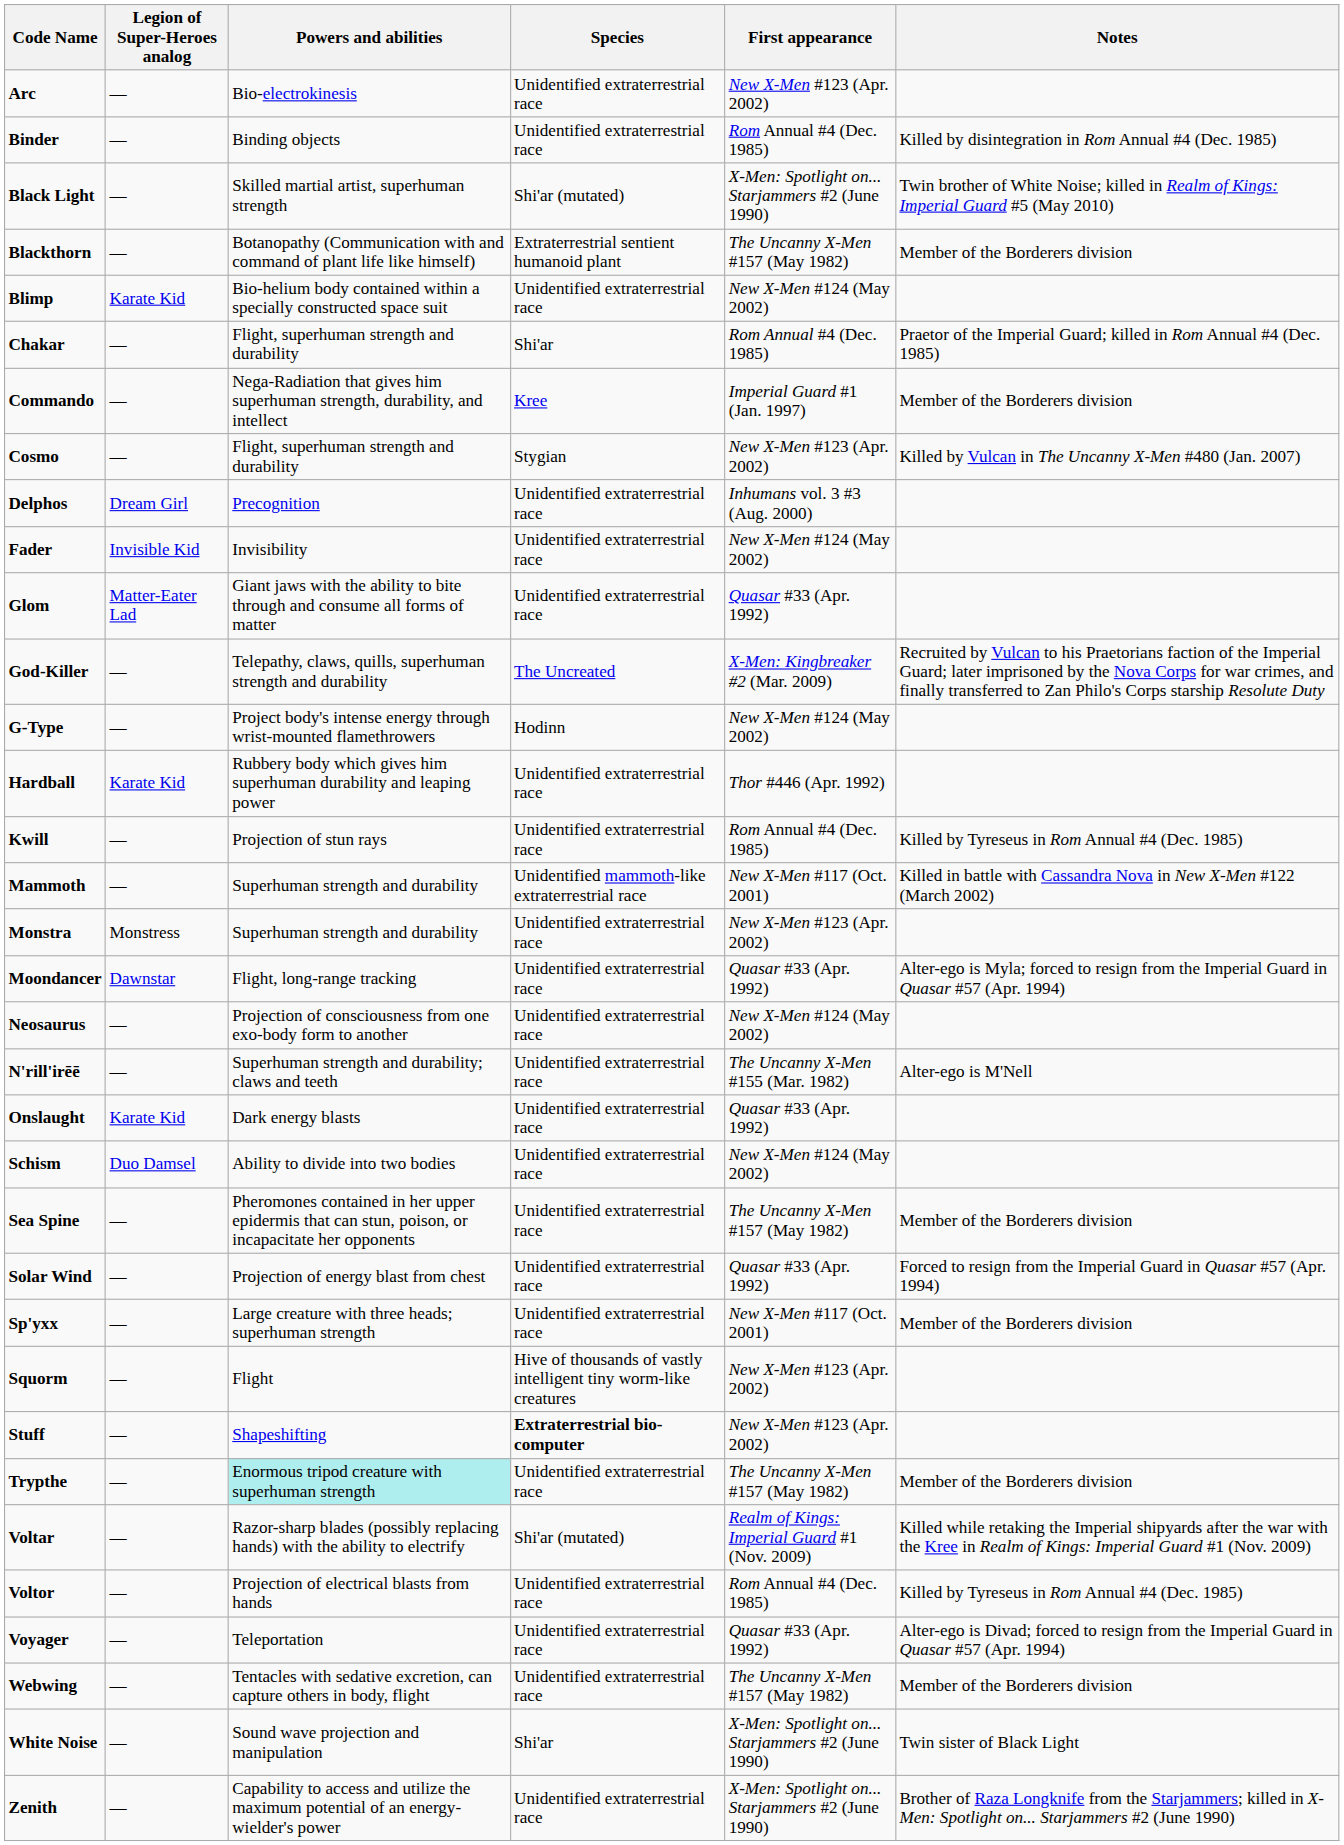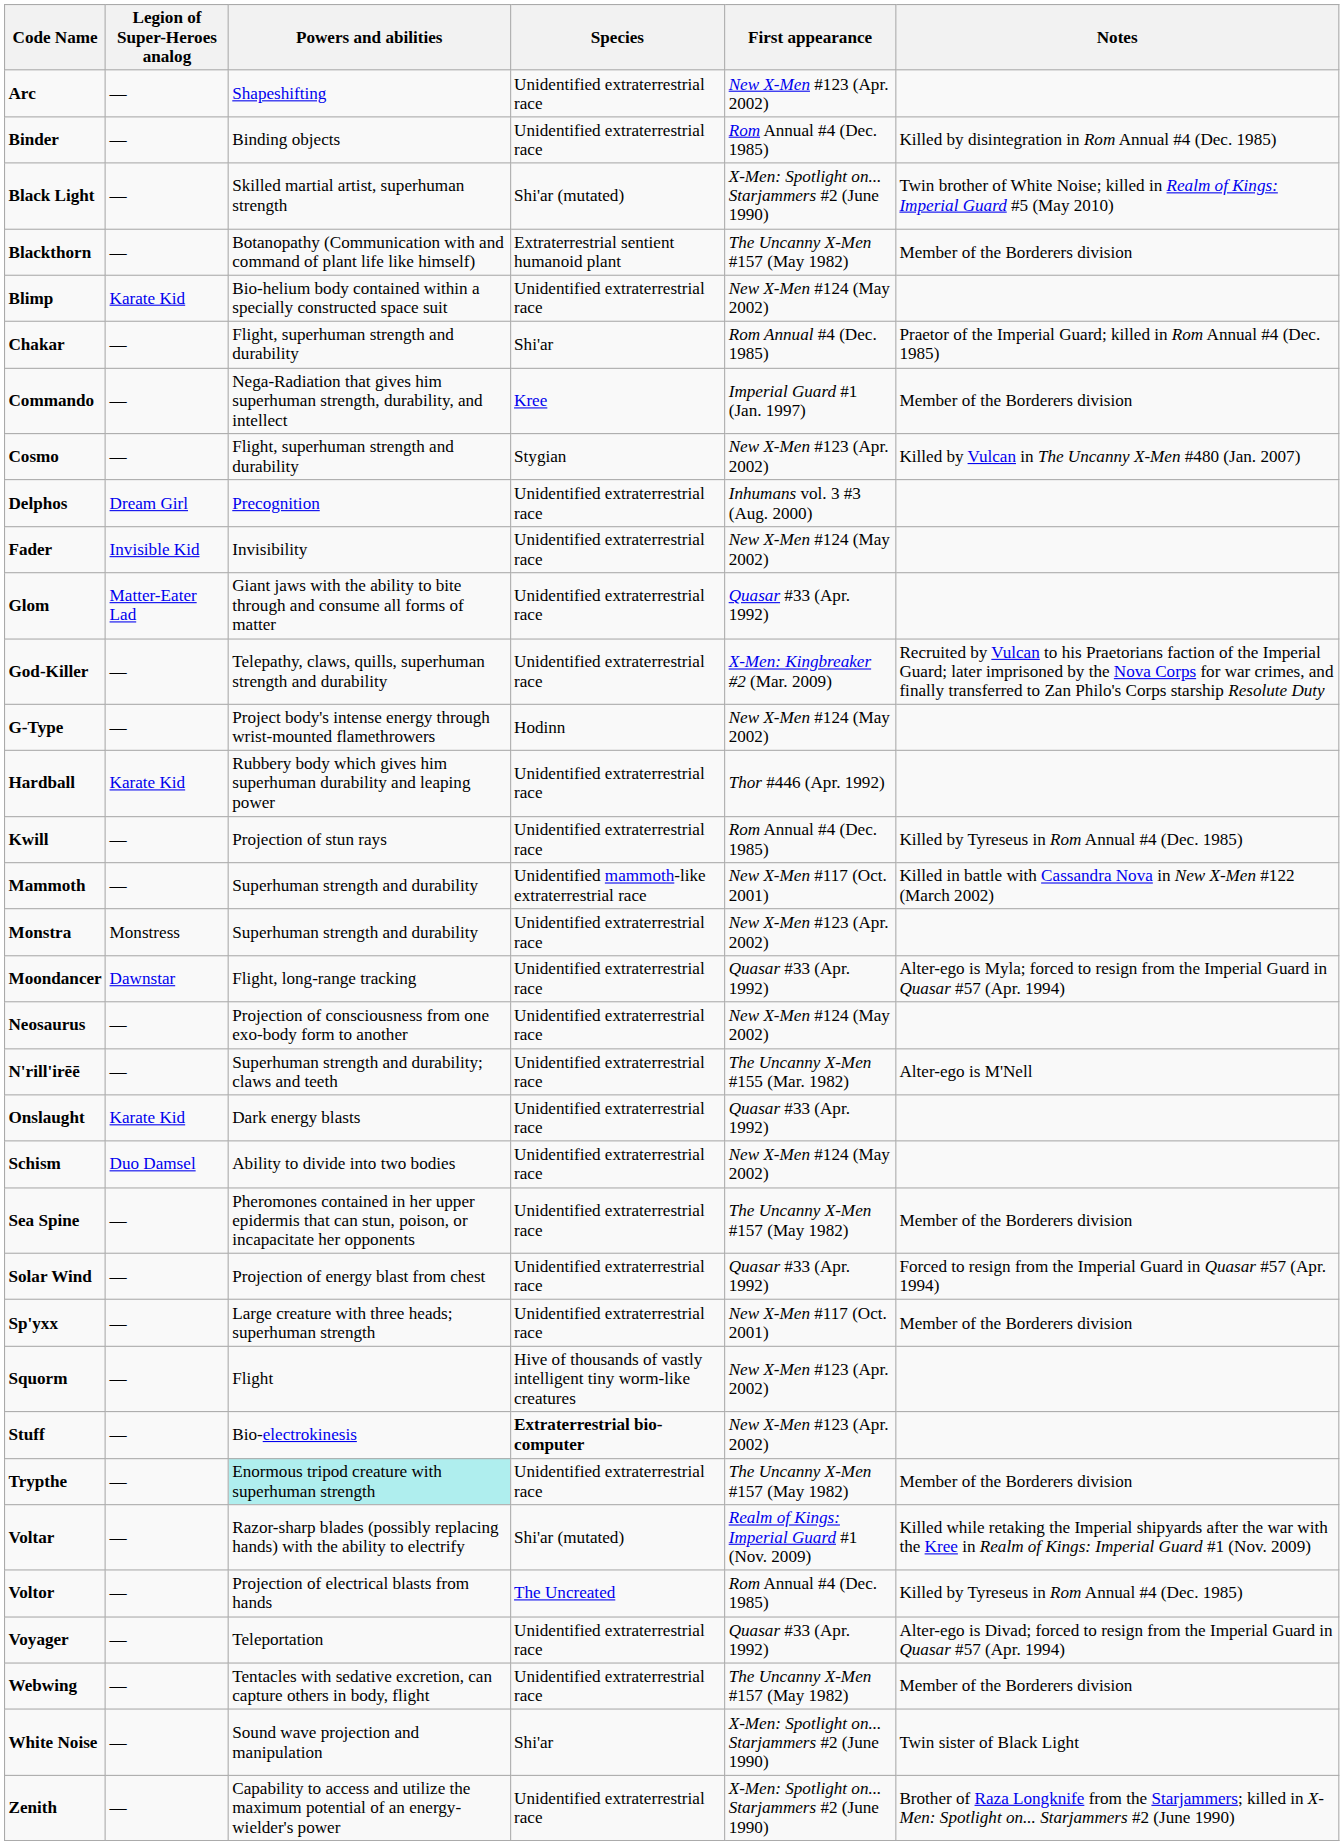(295, 93) Bio-electrokinesis -> (279, 93) Shapeshifting
(565, 671) The Uncreated -> (609, 671) Unidentified extraterrestrial race
(279, 1434) Shapeshifting -> (295, 1434) Bio-electrokinesis
(609, 1593) Unidentified extraterrestrial race -> (565, 1593) The Uncreated
